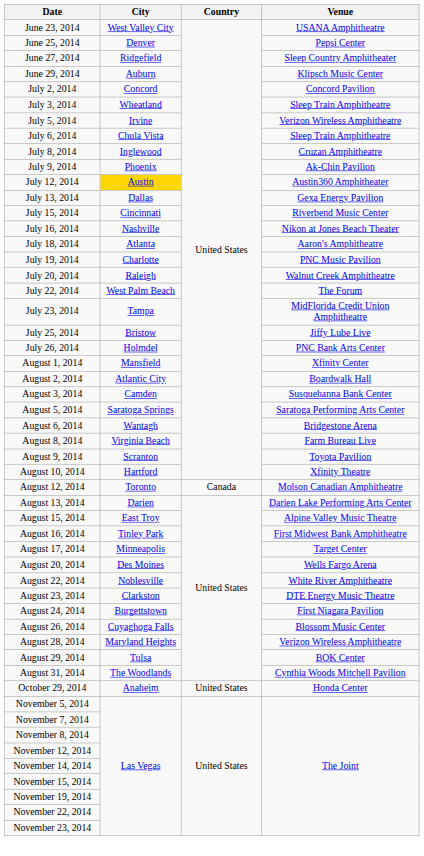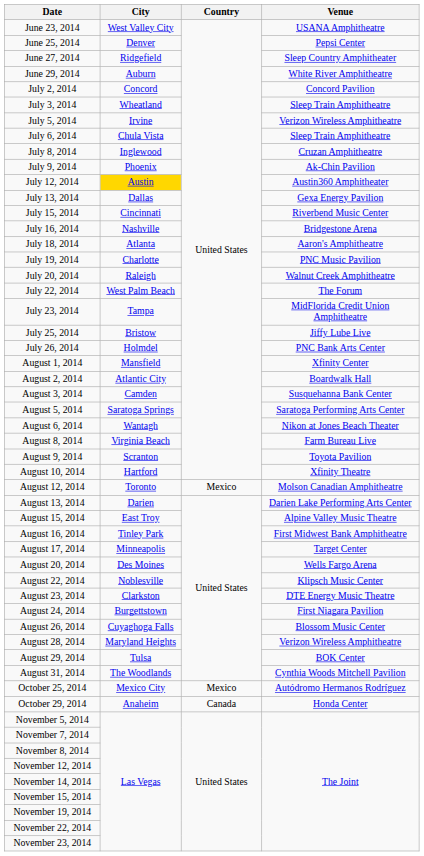(340, 74) Klipsch Music Center -> (340, 74) White River Amphitheatre
(340, 228) Nikon at Jones Beach Theater -> (340, 228) Bridgestone Arena
(340, 425) Bridgestone Arena -> (340, 425) Nikon at Jones Beach Theater
(221, 487) Canada -> (221, 487) Mexico
(340, 580) White River Amphitheatre -> (340, 580) Klipsch Music Center
+ row: (52, 688)
(221, 688) United States -> (221, 704) Canada
